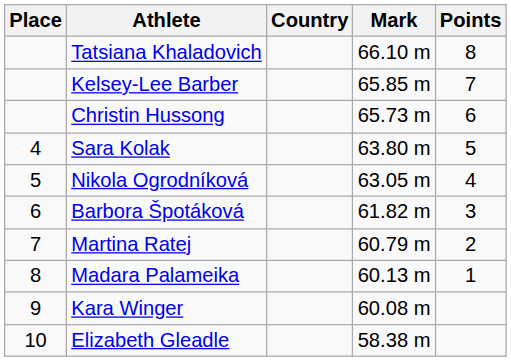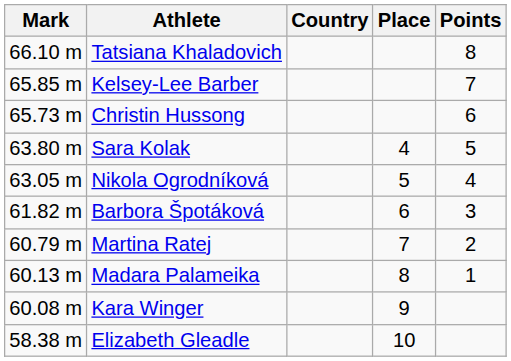columns swapped: (36, 20) <-> (394, 20)
